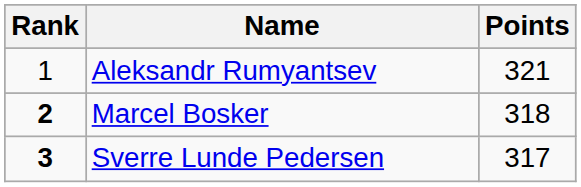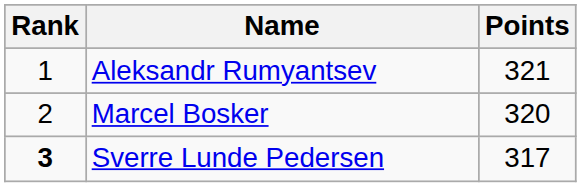(45, 114) bold -> (45, 114) normal
(527, 114) 318 -> (527, 114) 320
